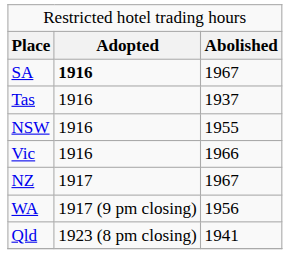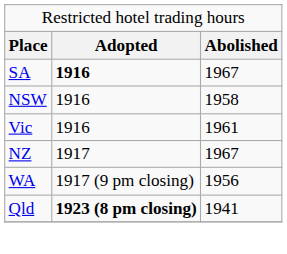- row: (23, 99)
(222, 126) 1955 -> (222, 99) 1958
(222, 153) 1966 -> (222, 126) 1961
(128, 235) normal -> (126, 208) bold
